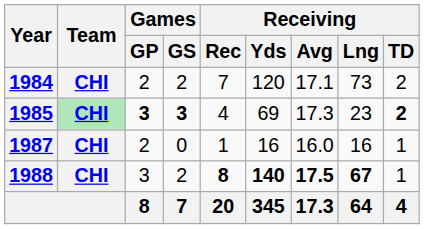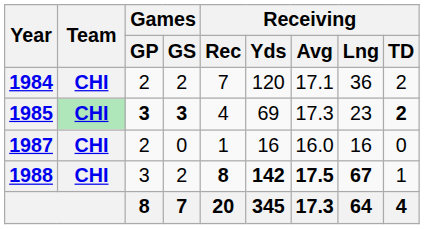(361, 82) 73 -> (361, 82) 36
(401, 144) 1 -> (401, 144) 0
(268, 176) 140 -> (268, 176) 142
